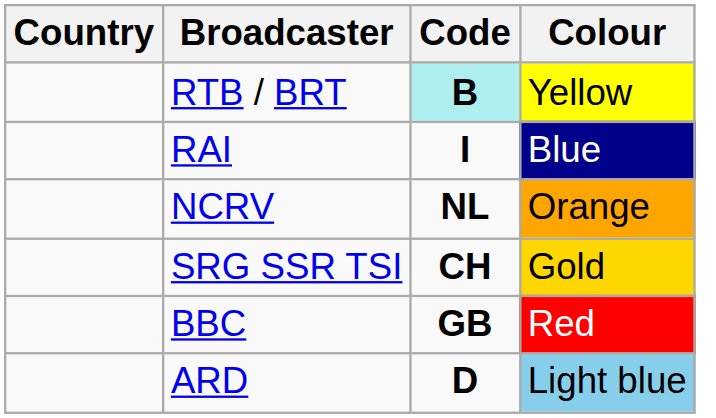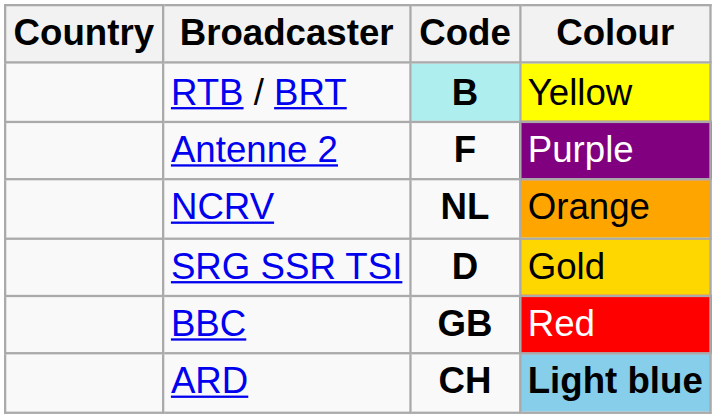+ row: (254, 149)
- row: (201, 149)
(465, 265) CH -> (465, 265) D
(465, 382) D -> (465, 382) CH
(607, 382) normal -> (615, 382) bold
